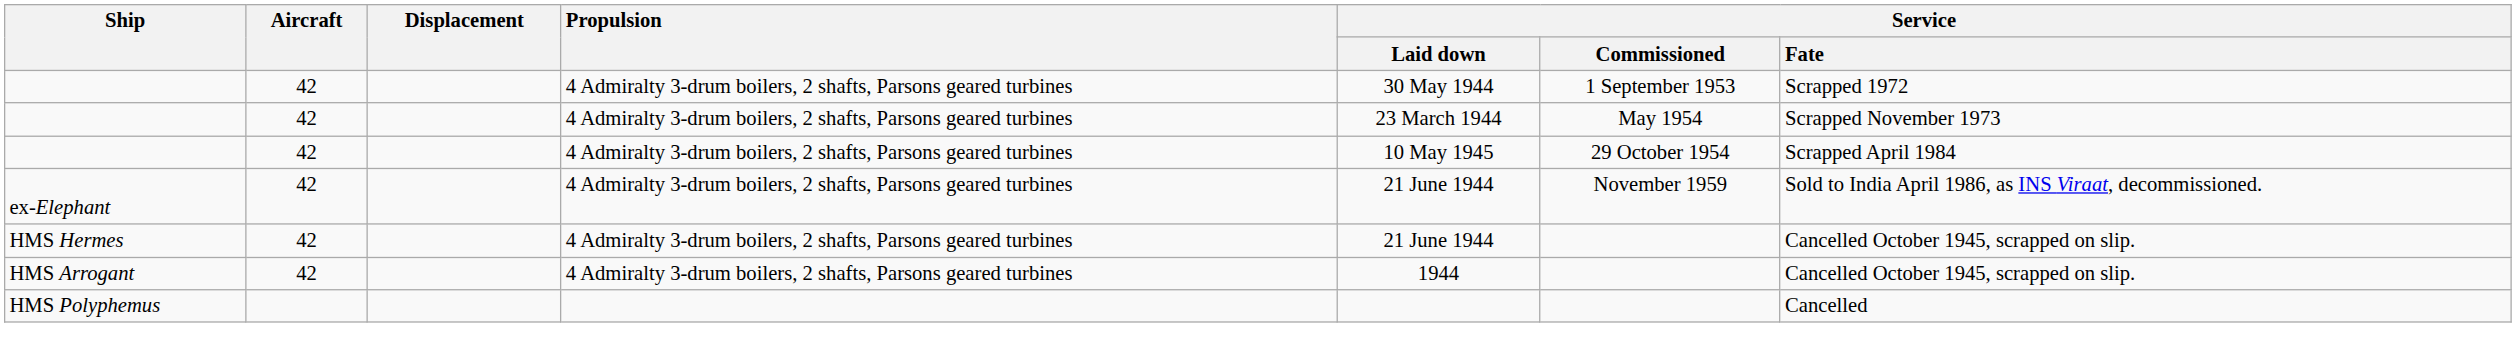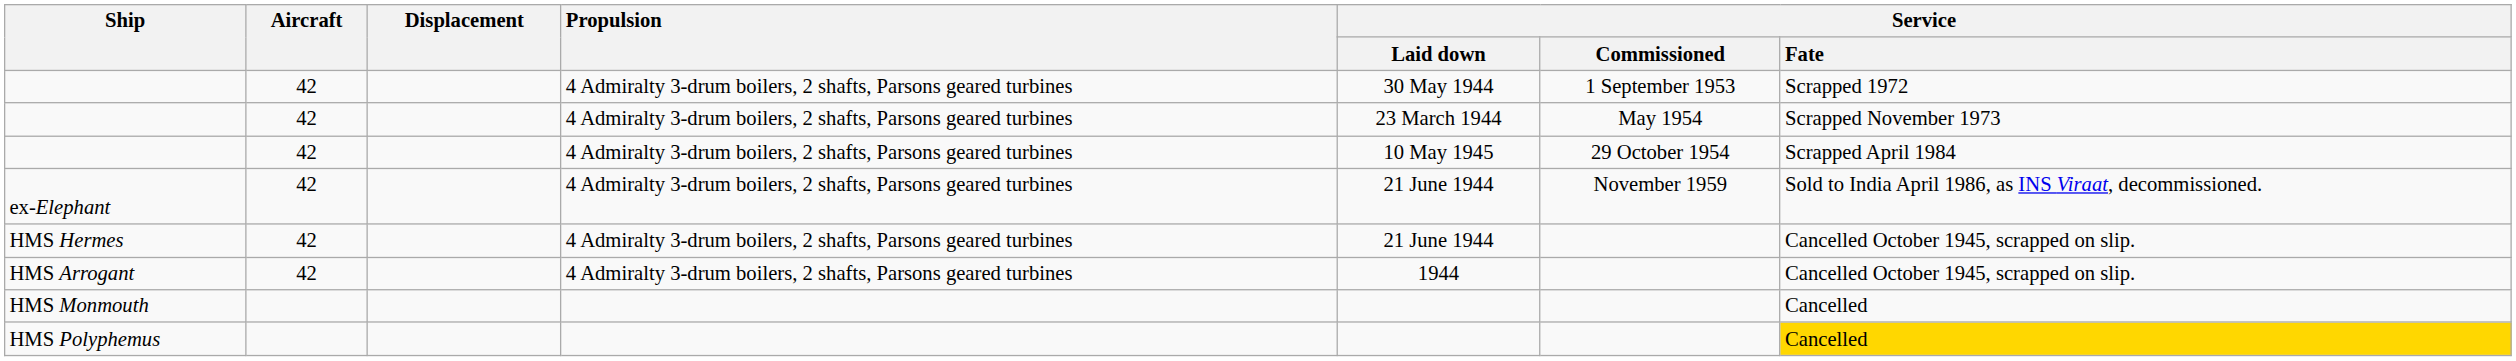+ row: (79, 305)
(1826, 305) no background -> (1826, 338) gold background
